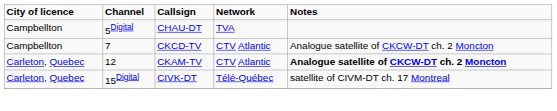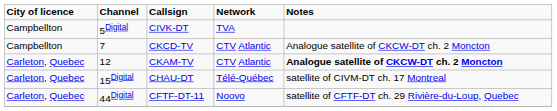(180, 28) CHAU-DT -> (169, 28) CIVK-DT
(177, 77) CIVK-DT -> (171, 77) CHAU-DT
+ row: (117, 97)
